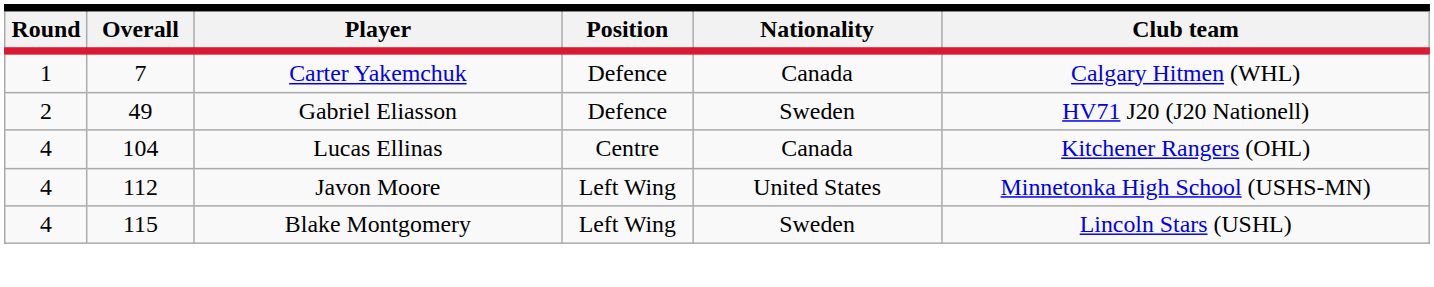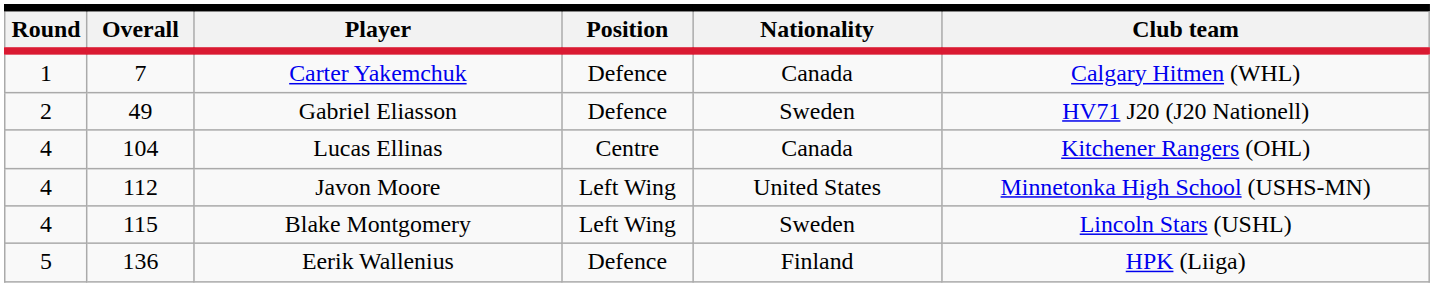+ row: (378, 262)
